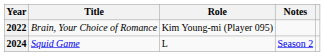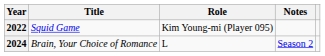(94, 28) Brain, Your Choice of Romance -> (55, 28) Squid Game
(55, 43) Squid Game -> (94, 43) Brain, Your Choice of Romance
